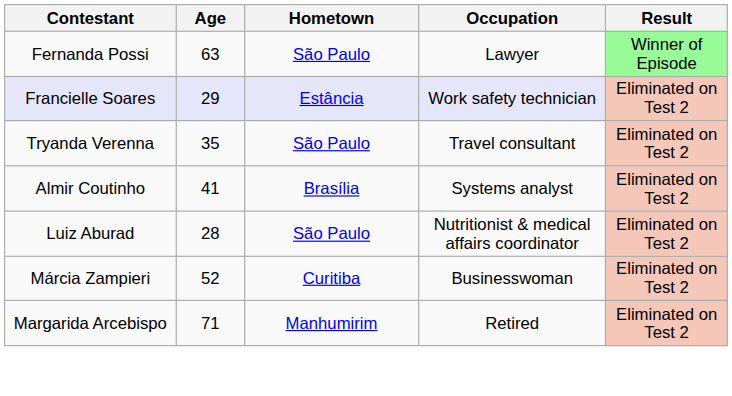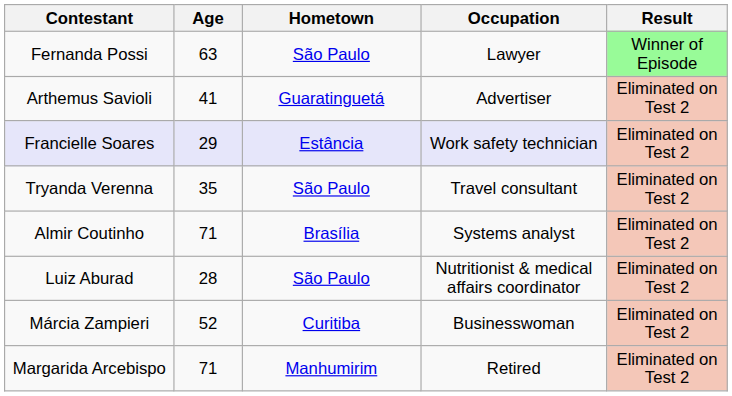+ row: (89, 99)
(210, 189) 41 -> (208, 234) 71
